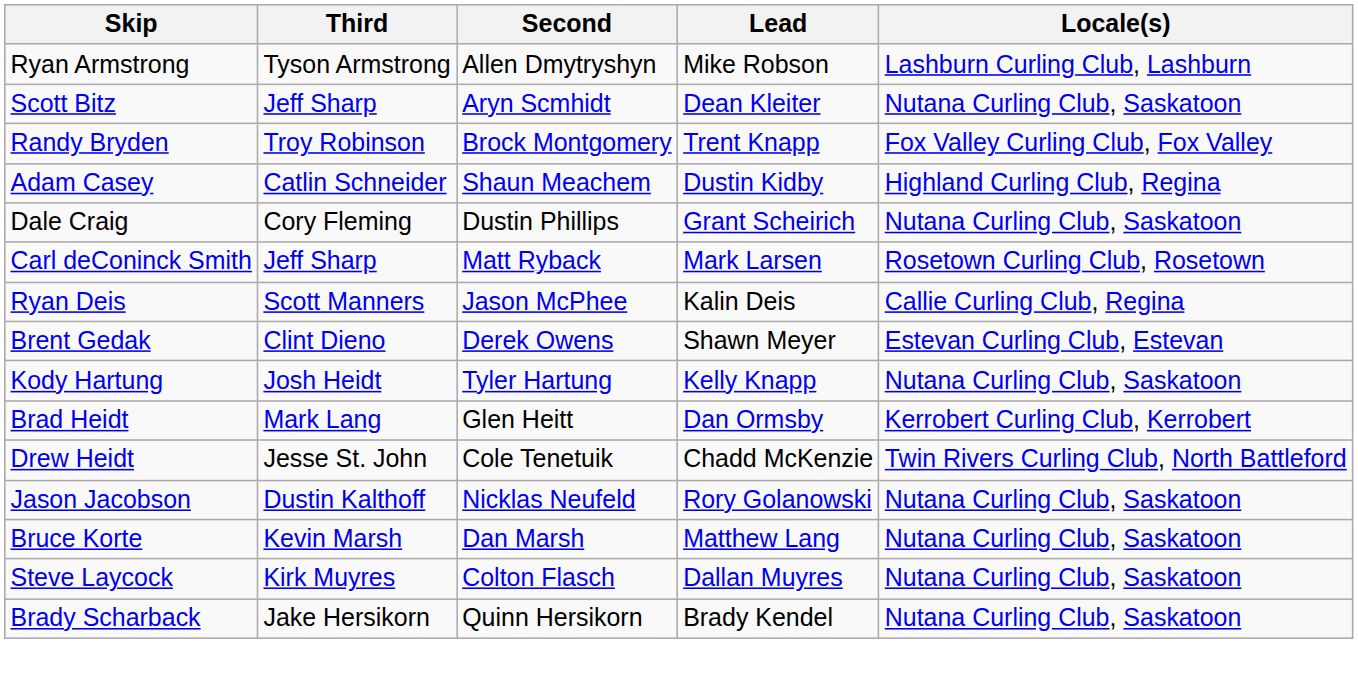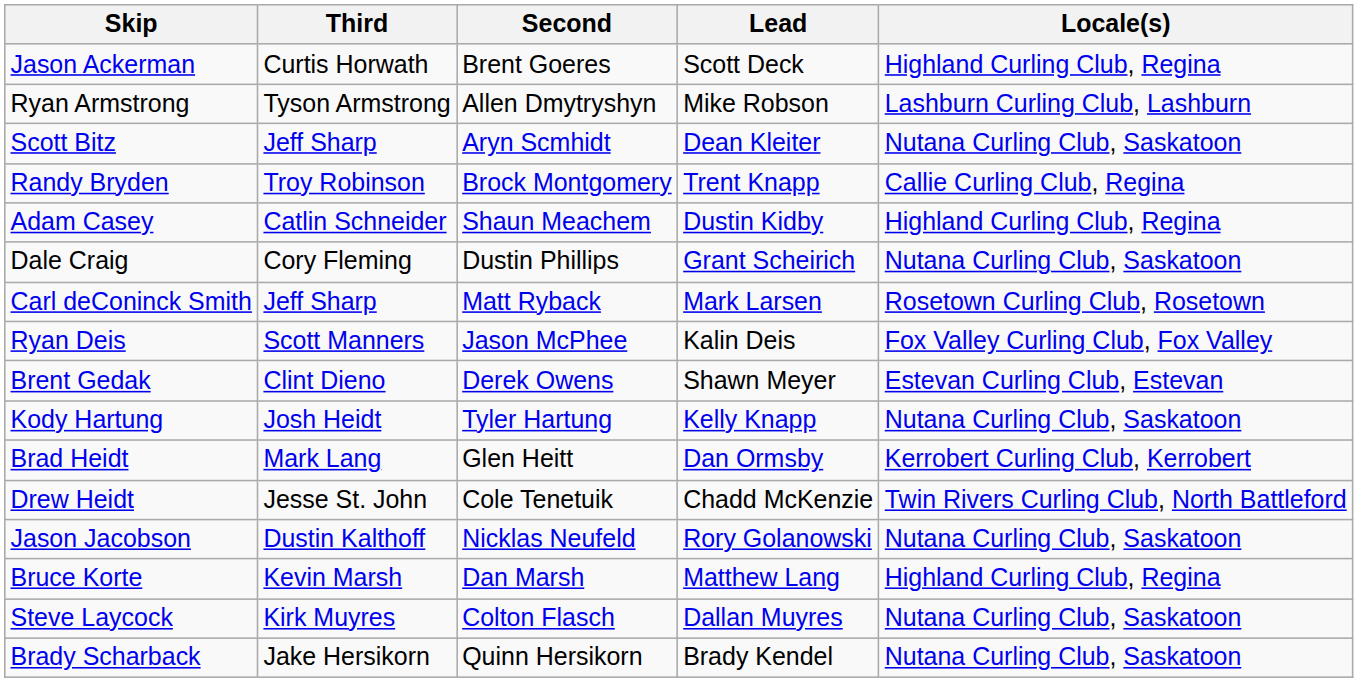+ row: (103, 63)
(1078, 143) Fox Valley Curling Club, Fox Valley -> (1035, 182) Callie Curling Club, Regina
(1035, 301) Callie Curling Club, Regina -> (1078, 340) Fox Valley Curling Club, Fox Valley
(1063, 538) Nutana Curling Club, Saskatoon -> (1053, 578) Highland Curling Club, Regina
